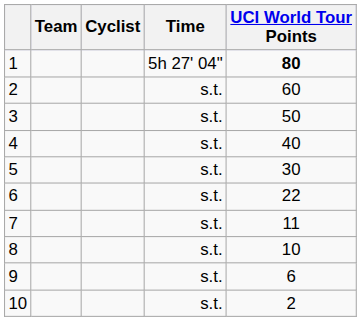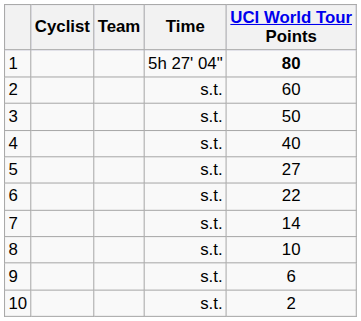columns swapped: (113, 27) <-> (56, 27)
(291, 169) 30 -> (291, 169) 27
(291, 223) 11 -> (291, 223) 14
